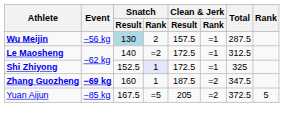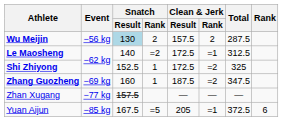(213, 39) =1 -> (212, 39) 2
(156, 67) lavender background -> (155, 67) no background
(213, 67) =1 -> (212, 67) =2
(97, 81) bold -> (97, 81) normal
+ row: (33, 96)
(213, 96) =2 -> (212, 110) =1
(266, 96) 5 -> (265, 110) 6
